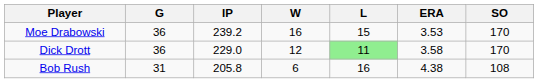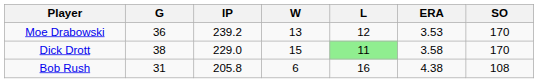(295, 31) 16 -> (295, 31) 13
(364, 31) 15 -> (364, 31) 12
(159, 50) 36 -> (159, 50) 38
(295, 50) 12 -> (295, 50) 15
